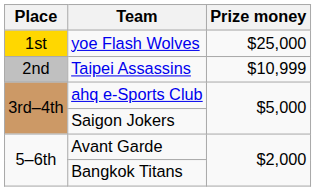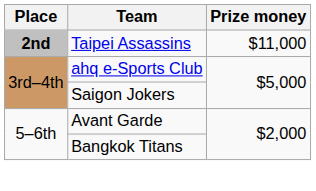- row: (135, 43)
(36, 69) normal -> (36, 43) bold
(277, 69) $10,999 -> (277, 43) $11,000
